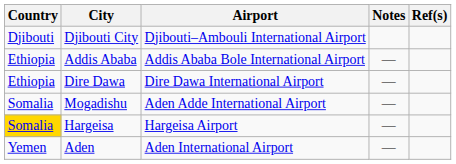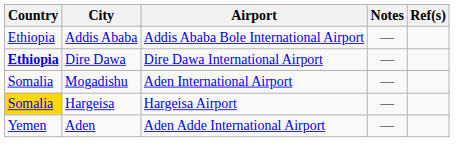- row: (101, 37)
(31, 81) normal -> (33, 59) bold
(235, 103) Aden Adde International Airport -> (218, 81) Aden International Airport
(219, 147) Aden International Airport -> (234, 125) Aden Adde International Airport
